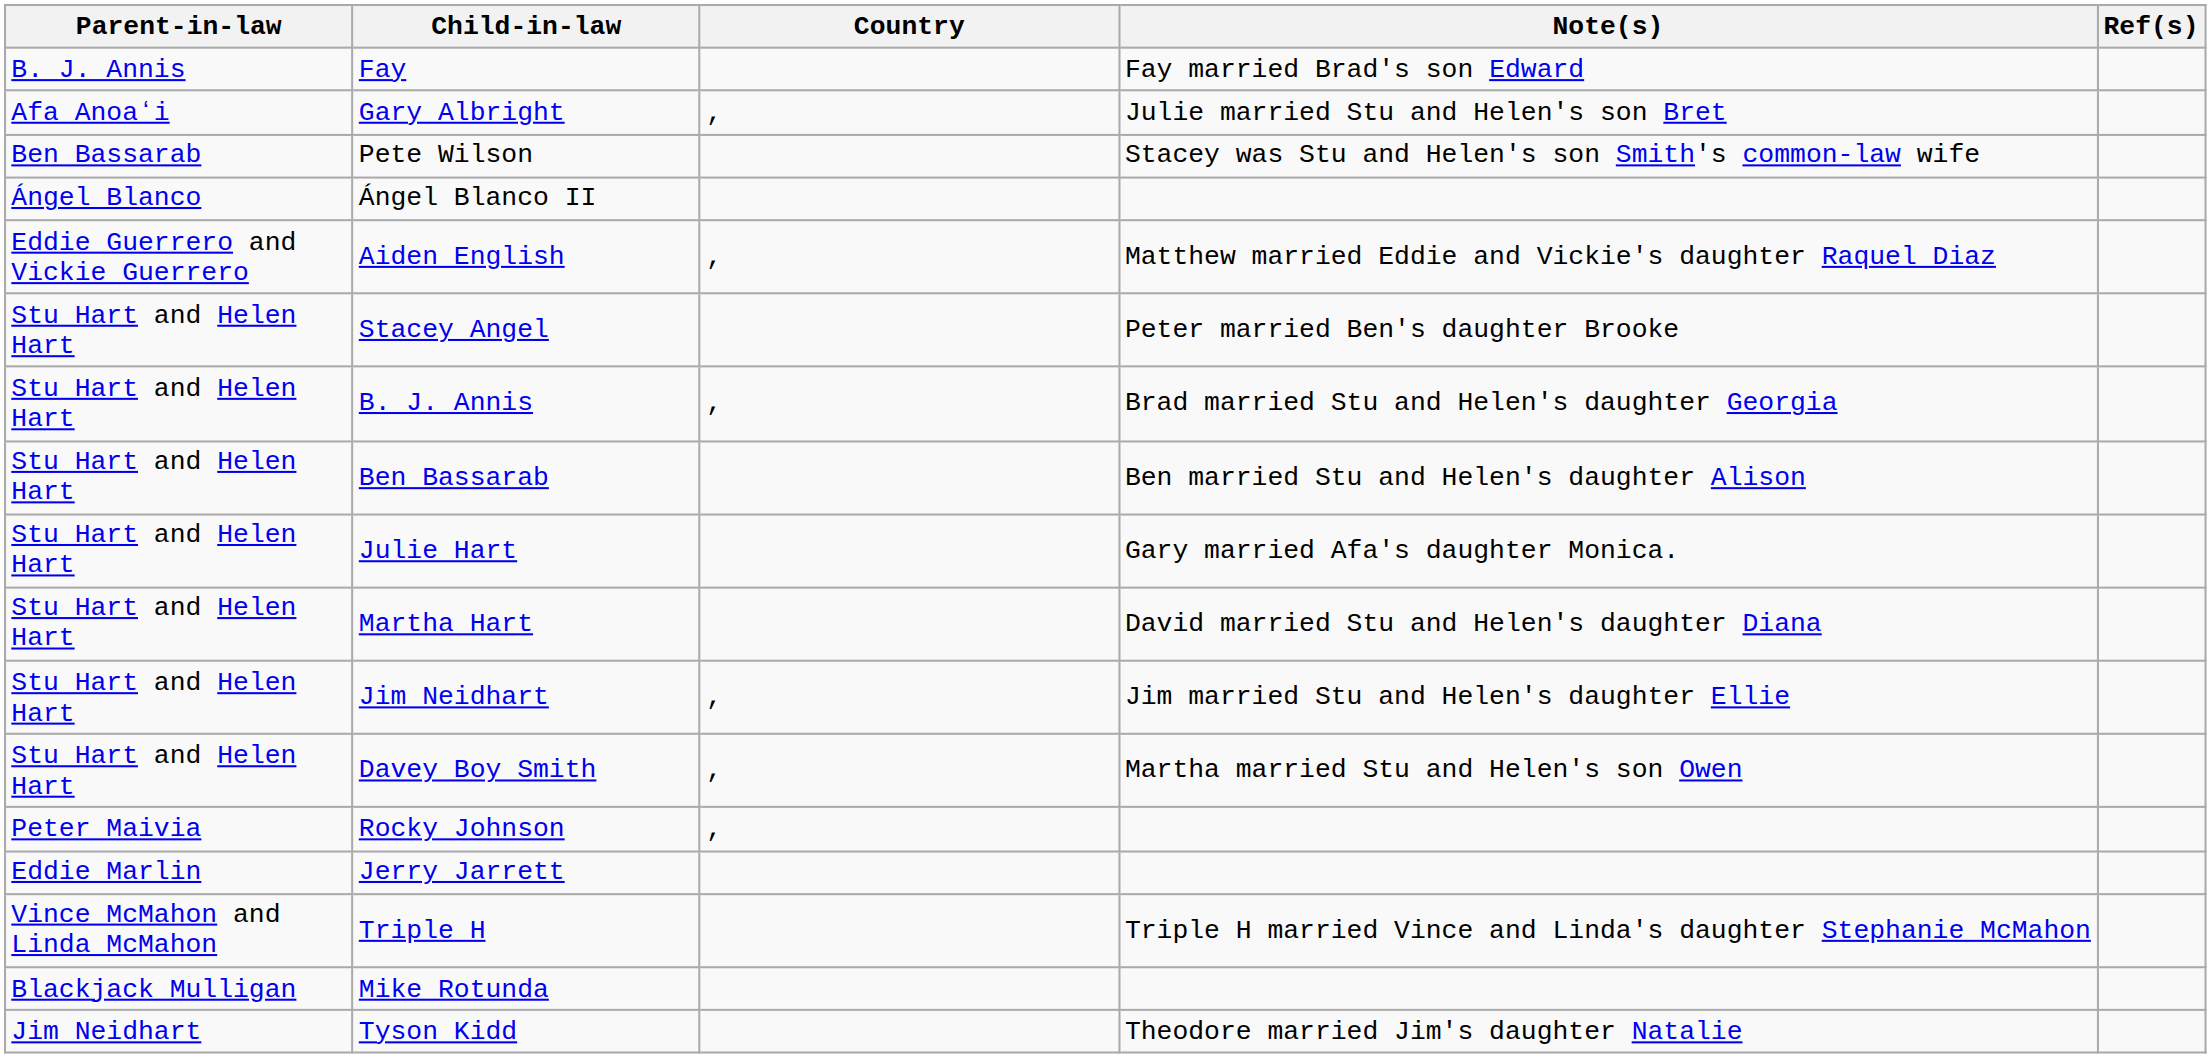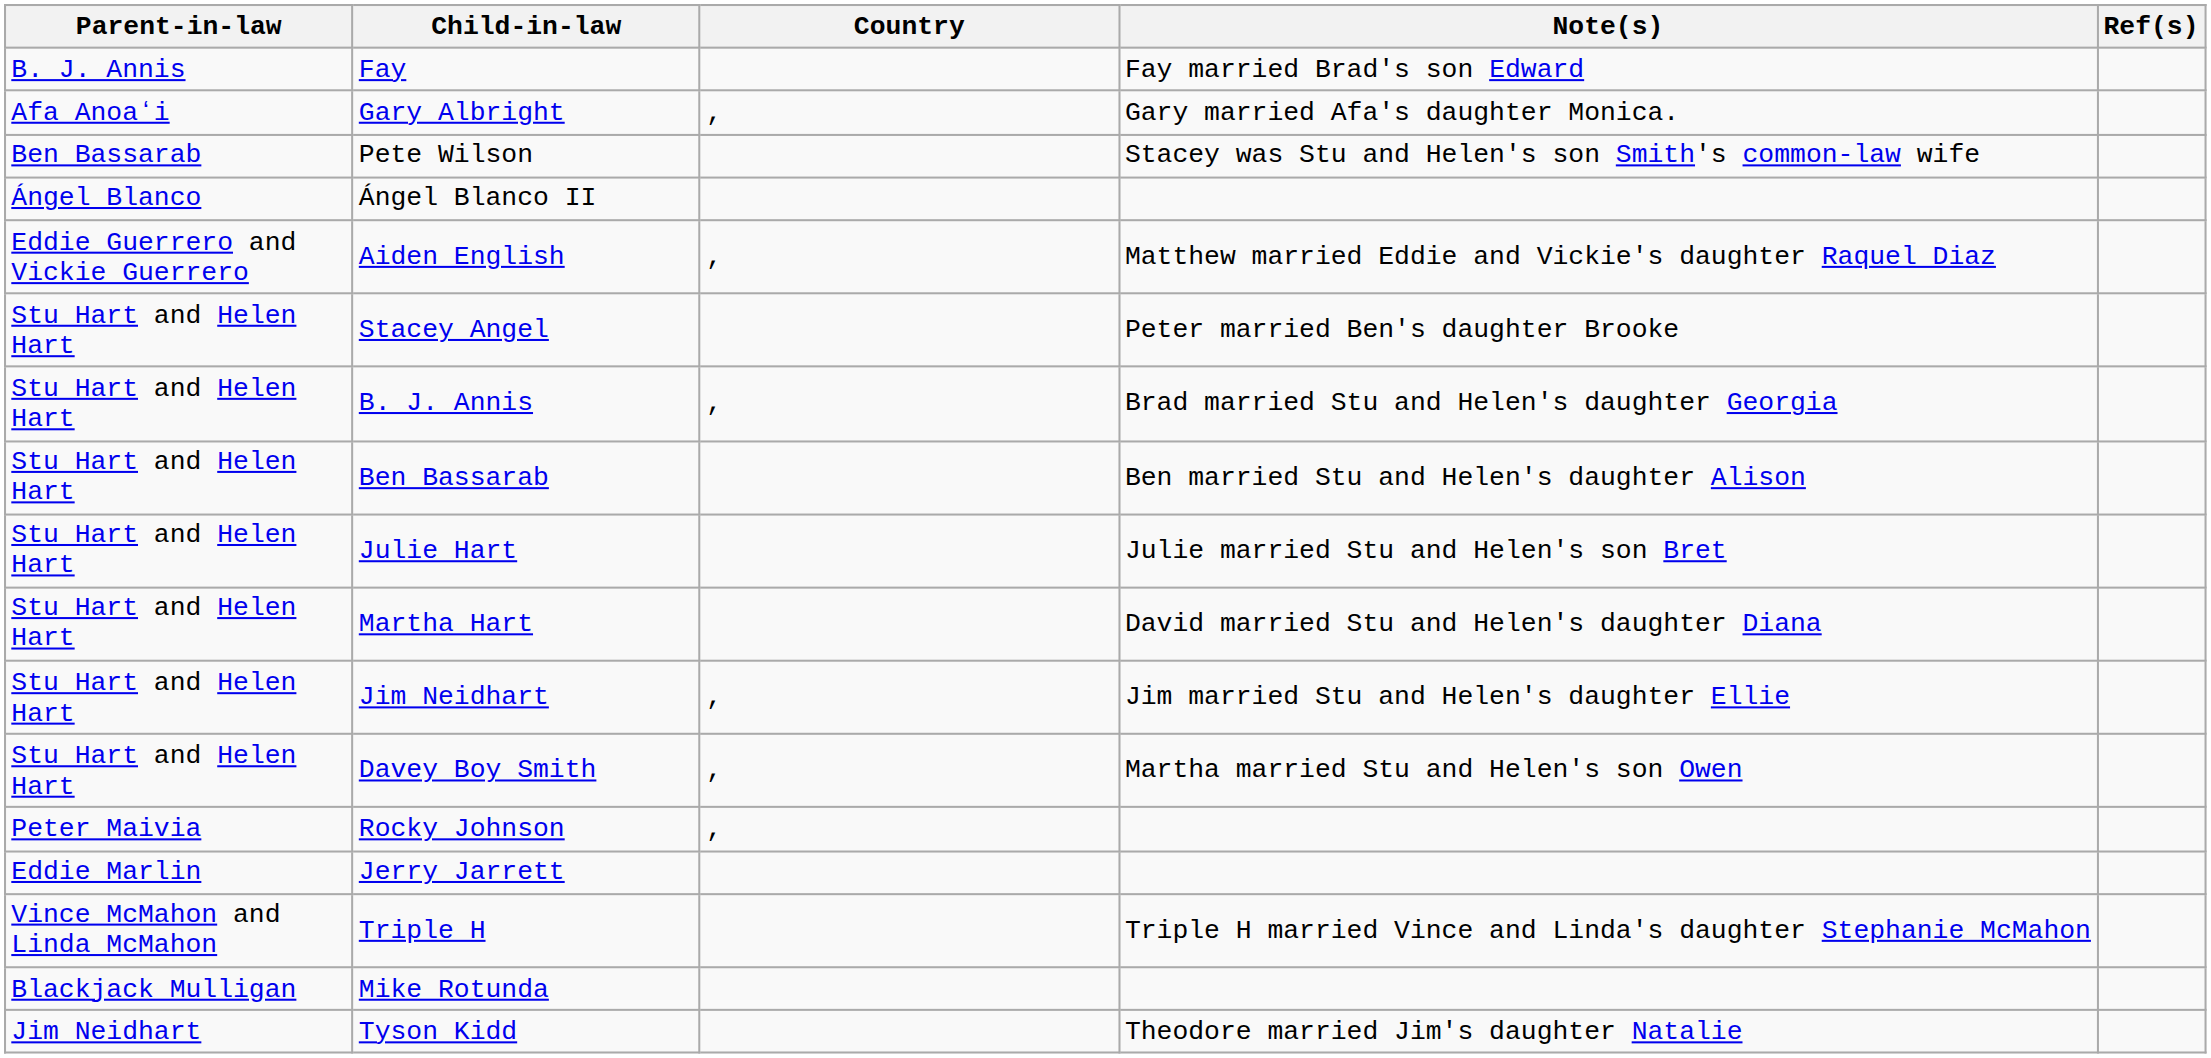(1426, 113) Julie married Stu and Helen's son Bret -> (1402, 113) Gary married Afa's daughter Monica.
(1402, 551) Gary married Afa's daughter Monica. -> (1426, 551) Julie married Stu and Helen's son Bret
